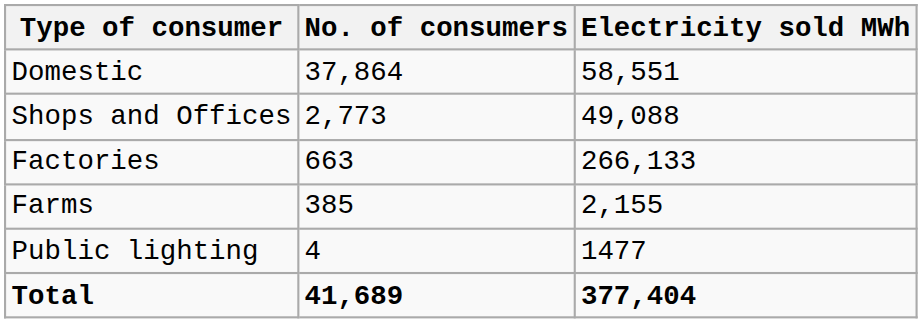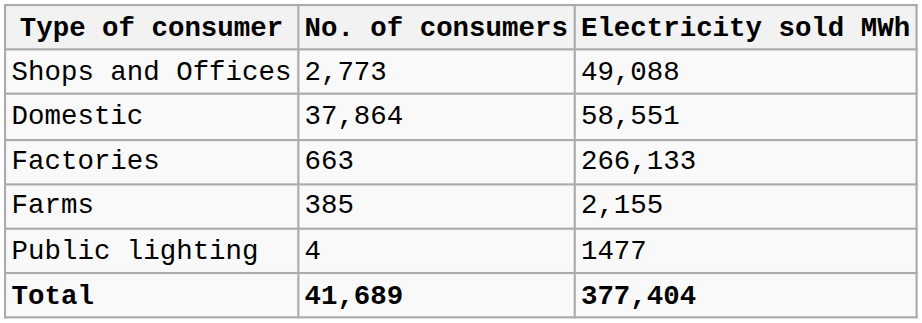rows swapped: (77, 72) <-> (152, 117)
